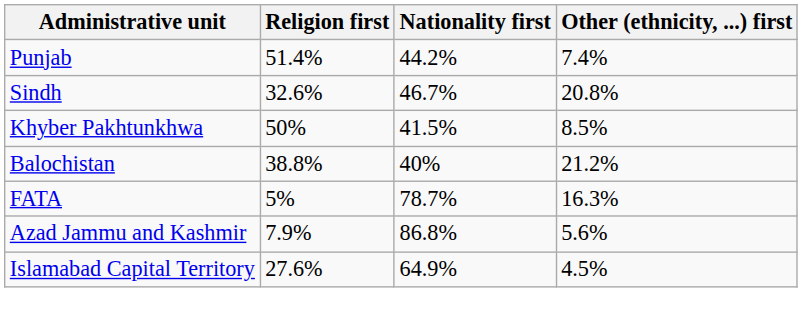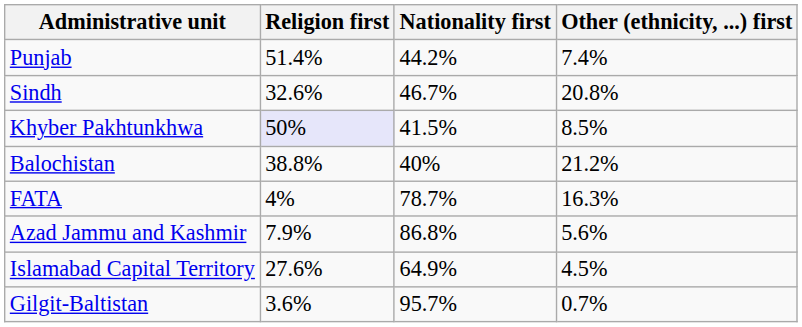(286, 127) no background -> (286, 127) lavender background
(280, 198) 5% -> (280, 198) 4%
+ row: (79, 304)
